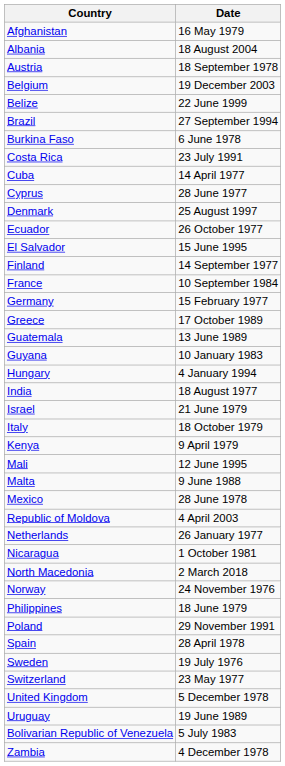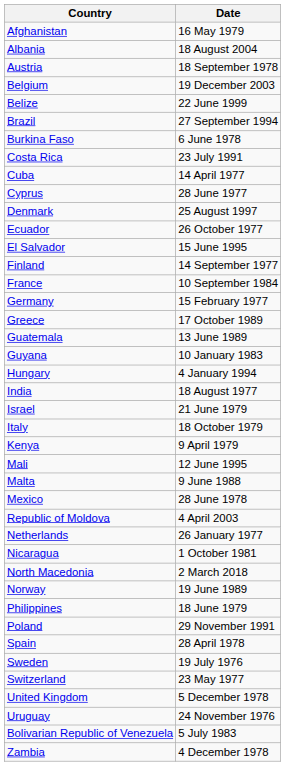(227, 590) 24 November 1976 -> (213, 590) 19 June 1989
(213, 716) 19 June 1989 -> (227, 716) 24 November 1976
